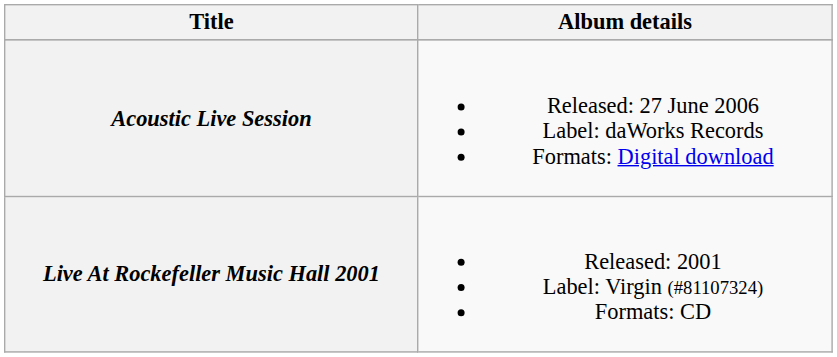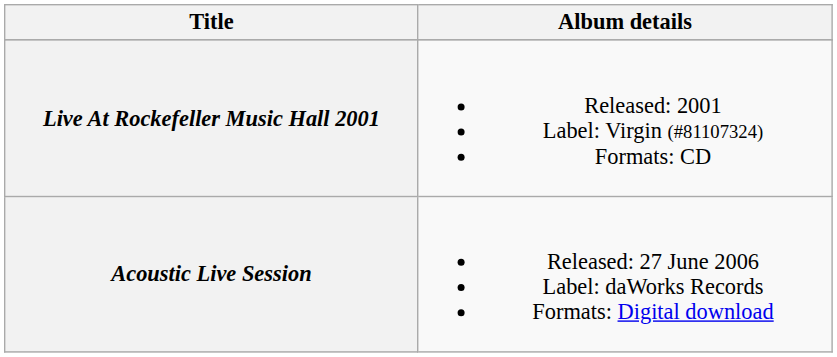rows swapped: (211, 273) <-> (211, 117)
